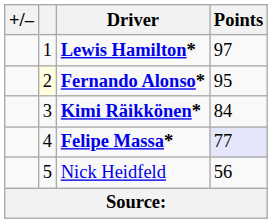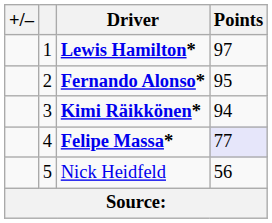(47, 80) lightyellow background -> (47, 80) no background
(223, 110) 84 -> (223, 110) 94
